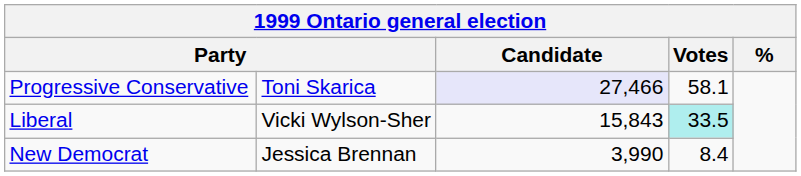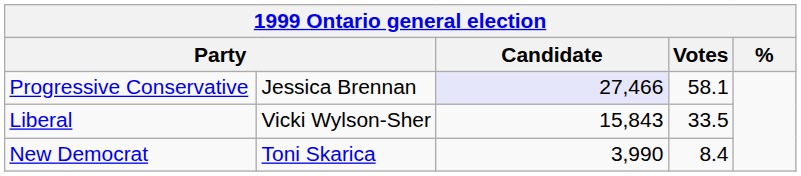(319, 87) Toni Skarica -> (339, 87) Jessica Brennan
(708, 120) paleturquoise background -> (708, 120) no background
(339, 154) Jessica Brennan -> (319, 154) Toni Skarica
